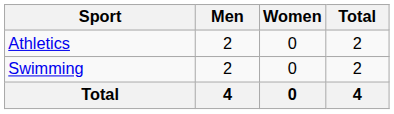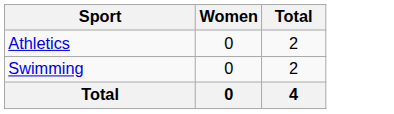- column: (227, 17)
